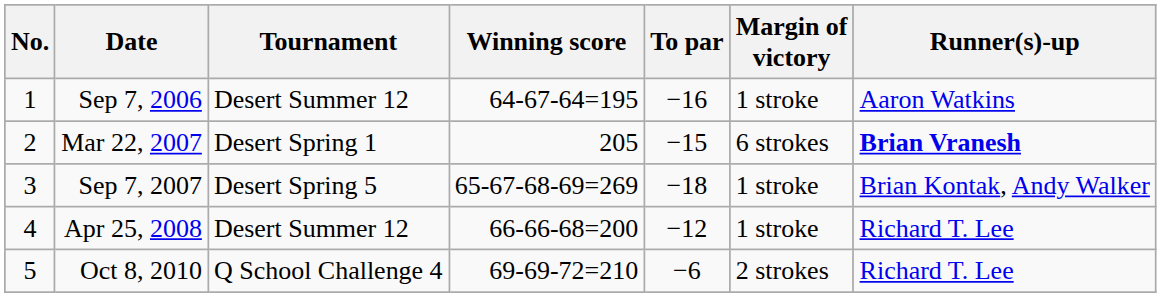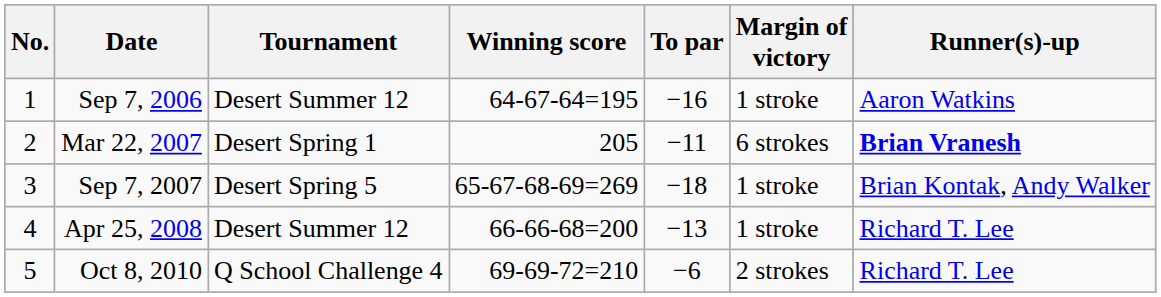(687, 142) −15 -> (687, 142) −11
(687, 228) −12 -> (687, 228) −13
